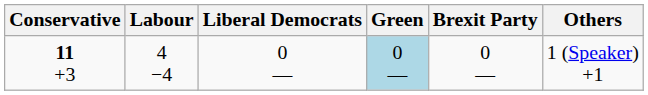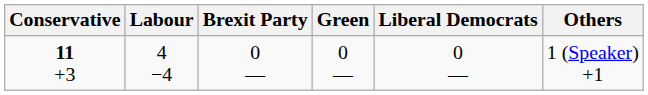columns swapped: (282, 20) <-> (485, 20)
(397, 62) lightblue background -> (343, 62) no background
